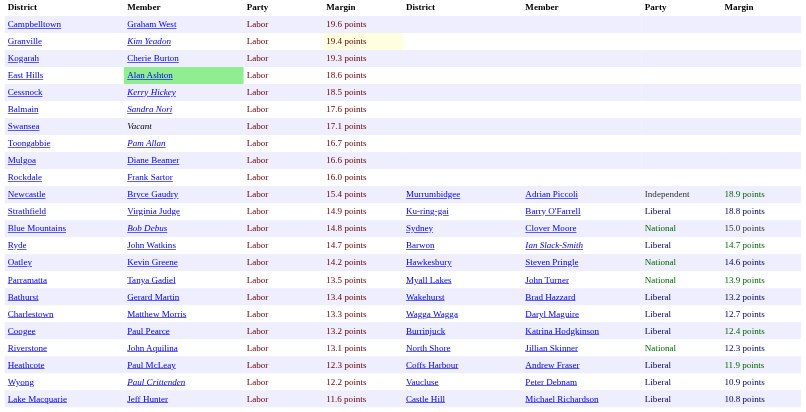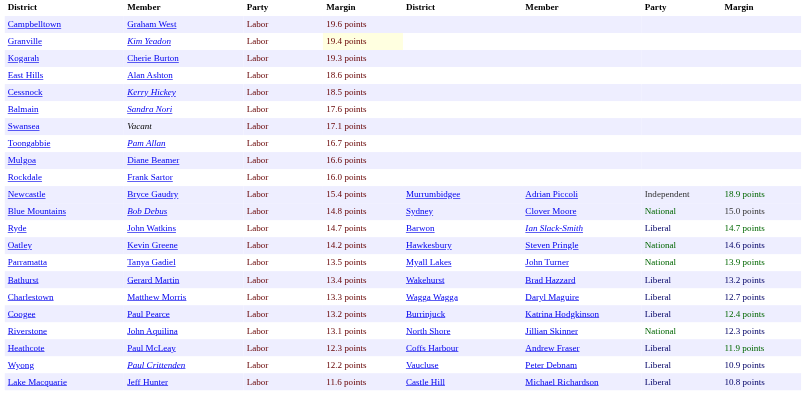(150, 75) lightgreen background -> (150, 75) no background
- row: (27, 211)
